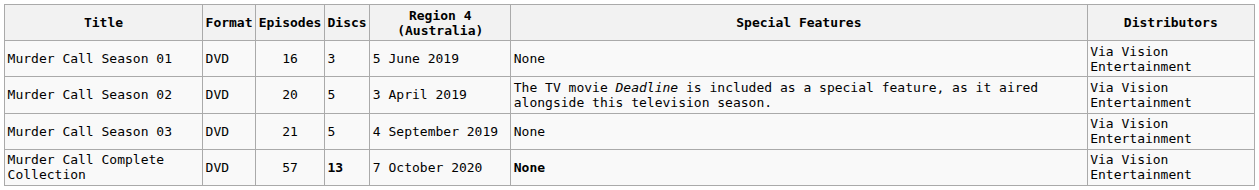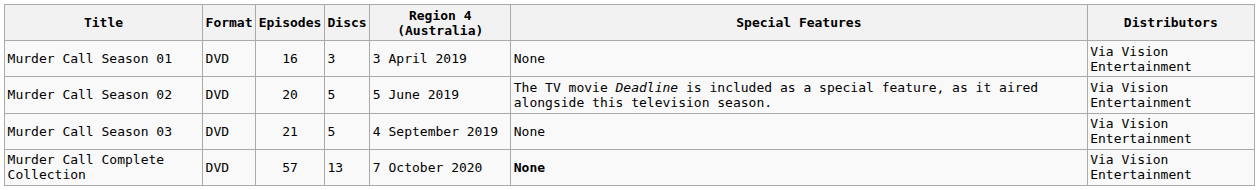(416, 59) 5 June 2019 -> (420, 59) 3 April 2019
(420, 95) 3 April 2019 -> (416, 95) 5 June 2019
(335, 167) bold -> (335, 167) normal
